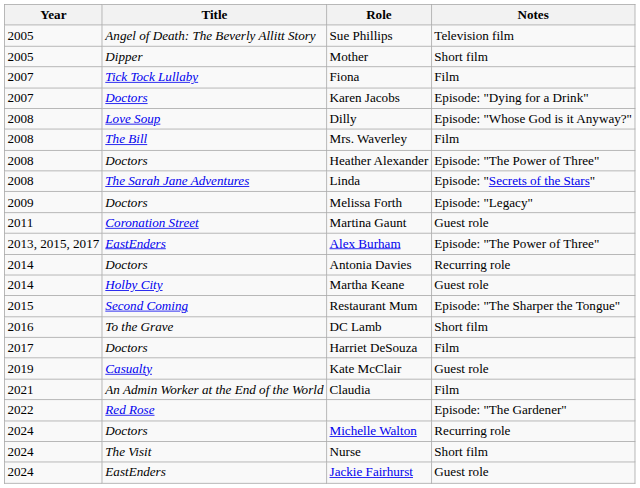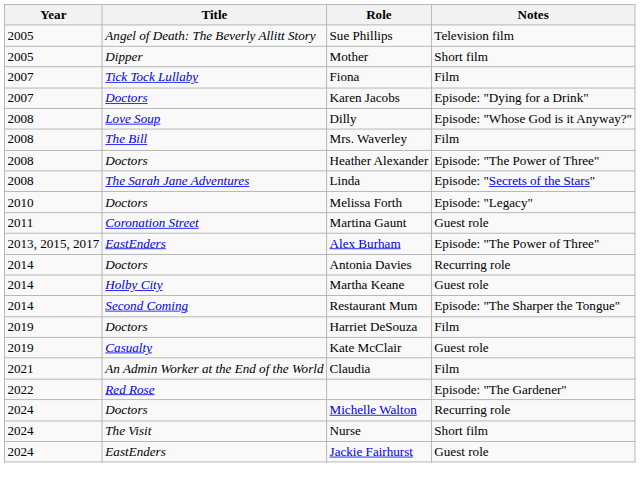(21, 202) 2009 -> (21, 202) 2010
(21, 306) 2015 -> (21, 306) 2014
- row: (356, 327)
(21, 347) 2017 -> (21, 327) 2019
